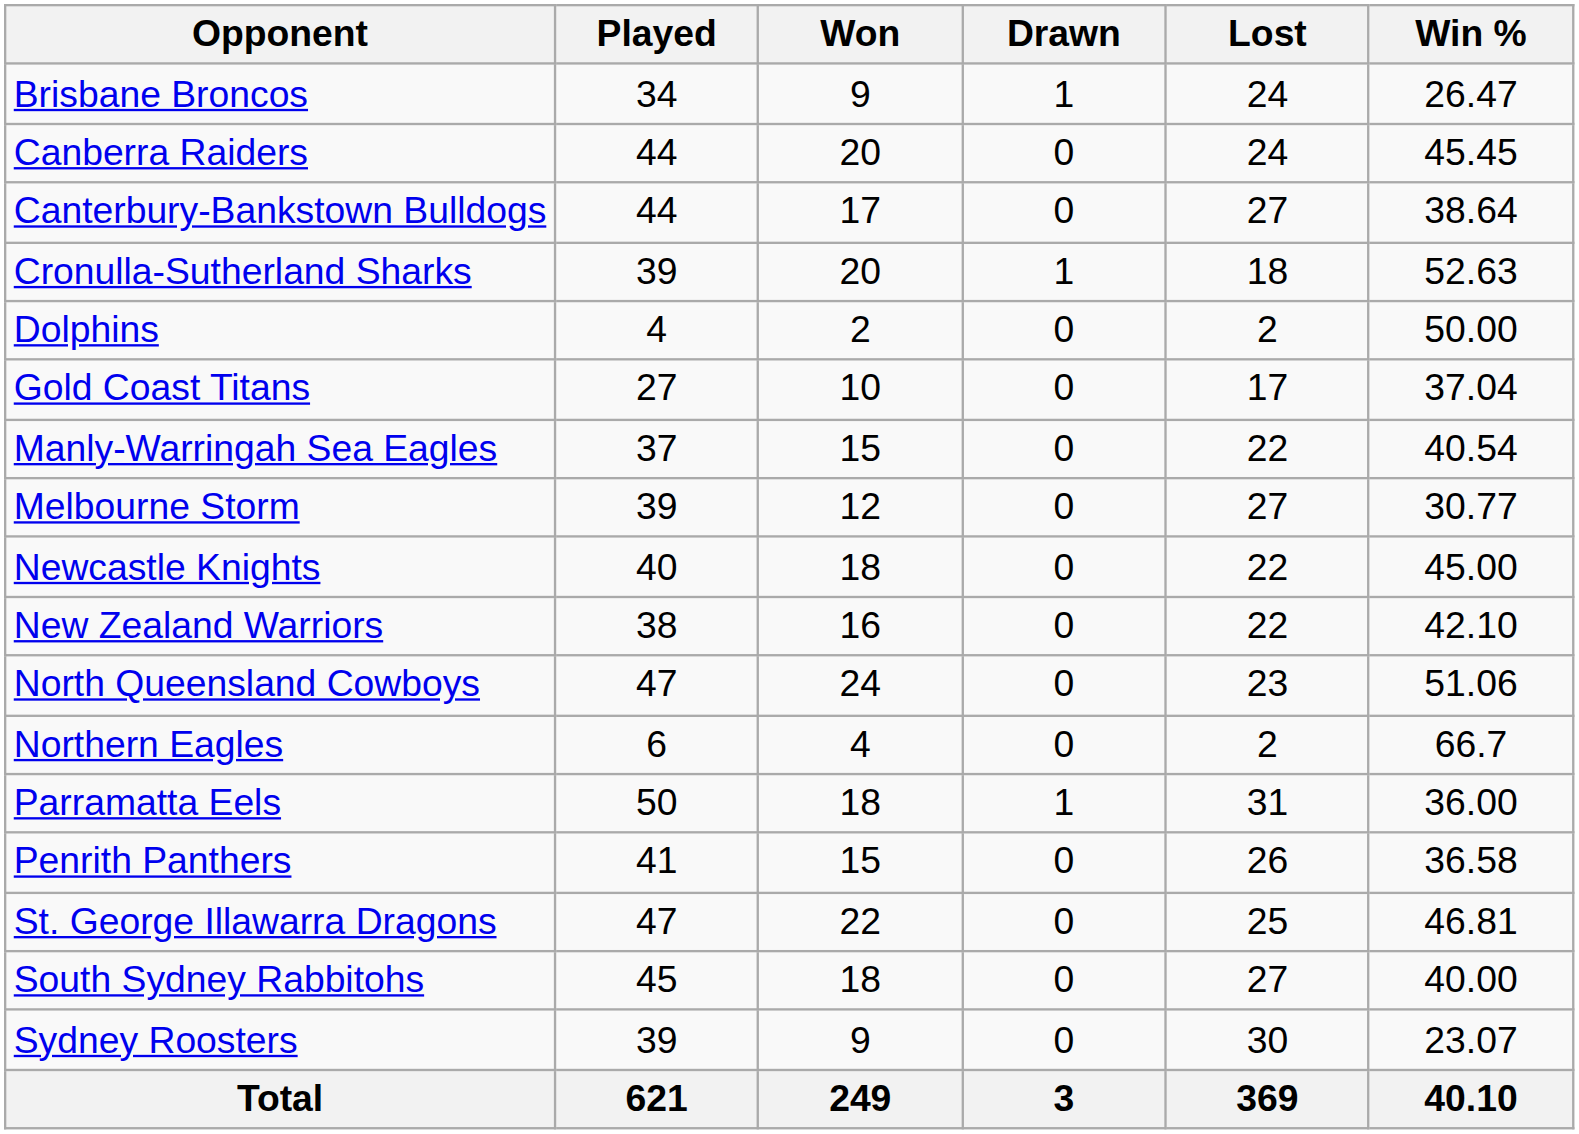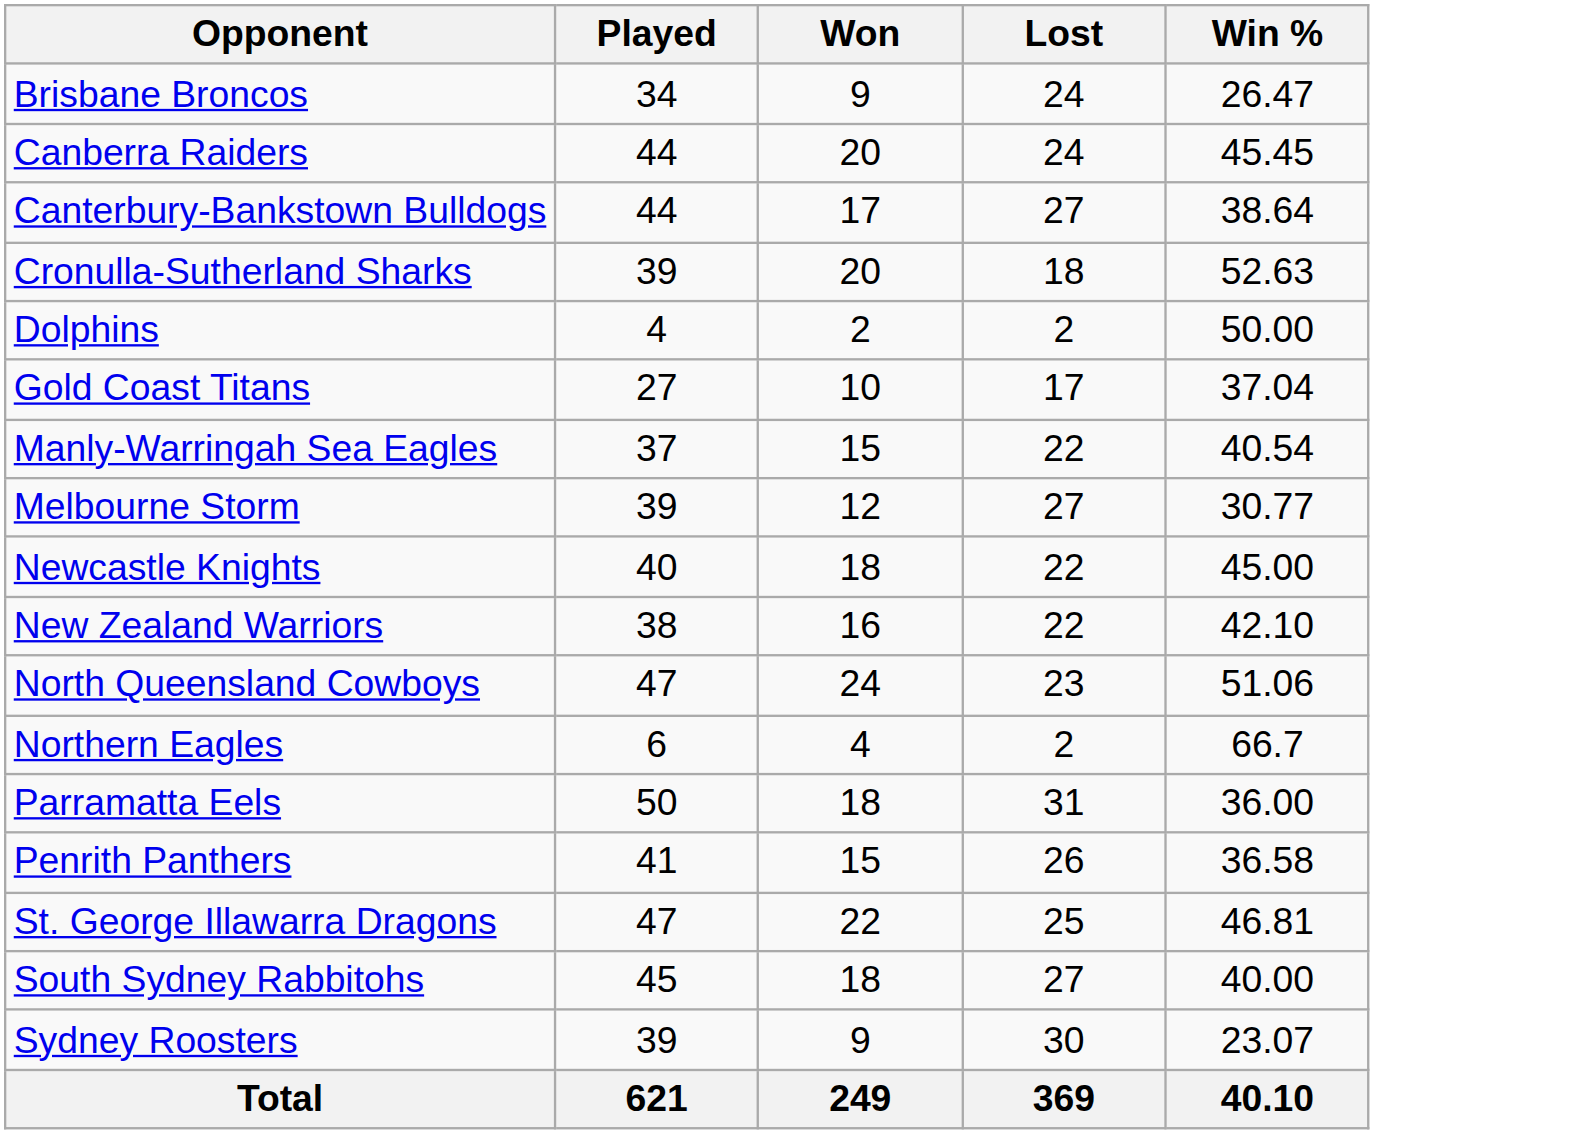- column: (1064, 34)
